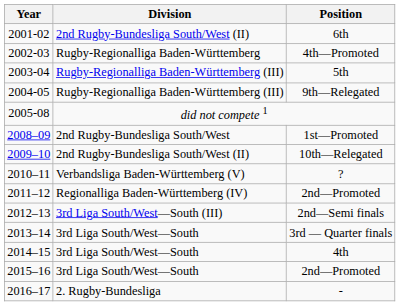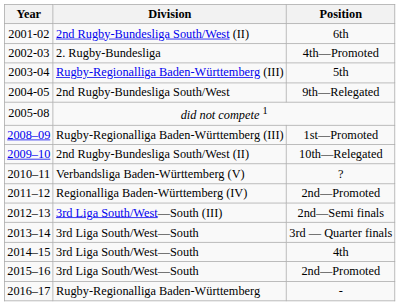(158, 53) Rugby-Regionalliga Baden-Württemberg -> (108, 53) 2. Rugby-Bundesliga
(170, 92) Rugby-Regionalliga Baden-Württemberg (III) -> (143, 92) 2nd Rugby-Bundesliga South/West
(143, 134) 2nd Rugby-Bundesliga South/West -> (170, 134) Rugby-Regionalliga Baden-Württemberg (III)
(108, 291) 2. Rugby-Bundesliga -> (158, 291) Rugby-Regionalliga Baden-Württemberg
